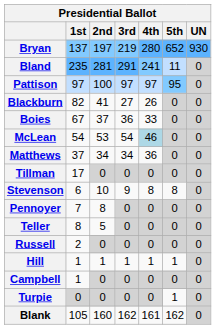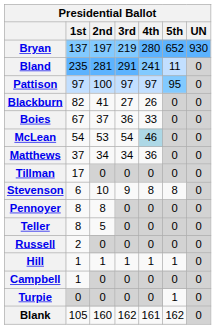(78, 208) 7 -> (78, 208) 8
